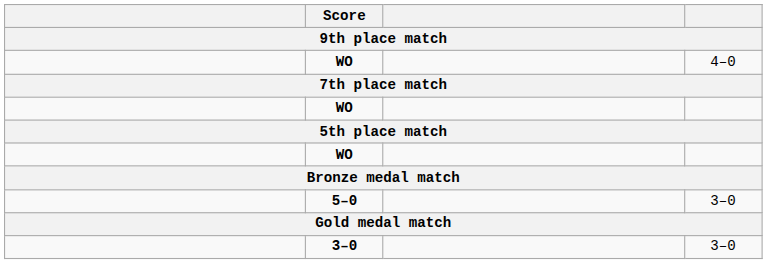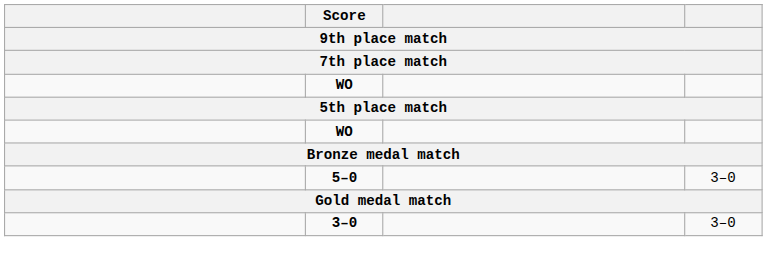- row: (344, 62)
